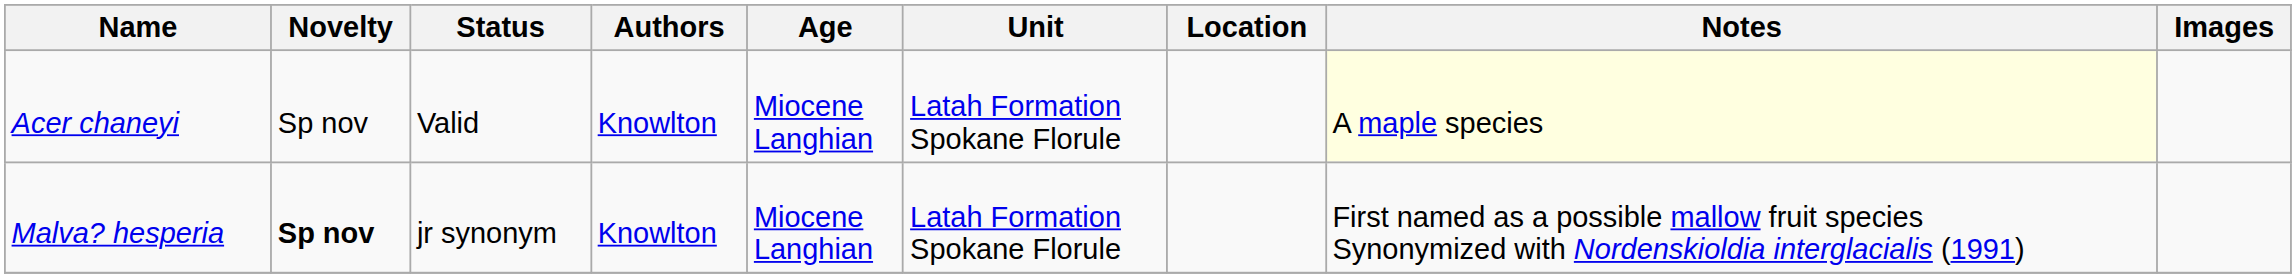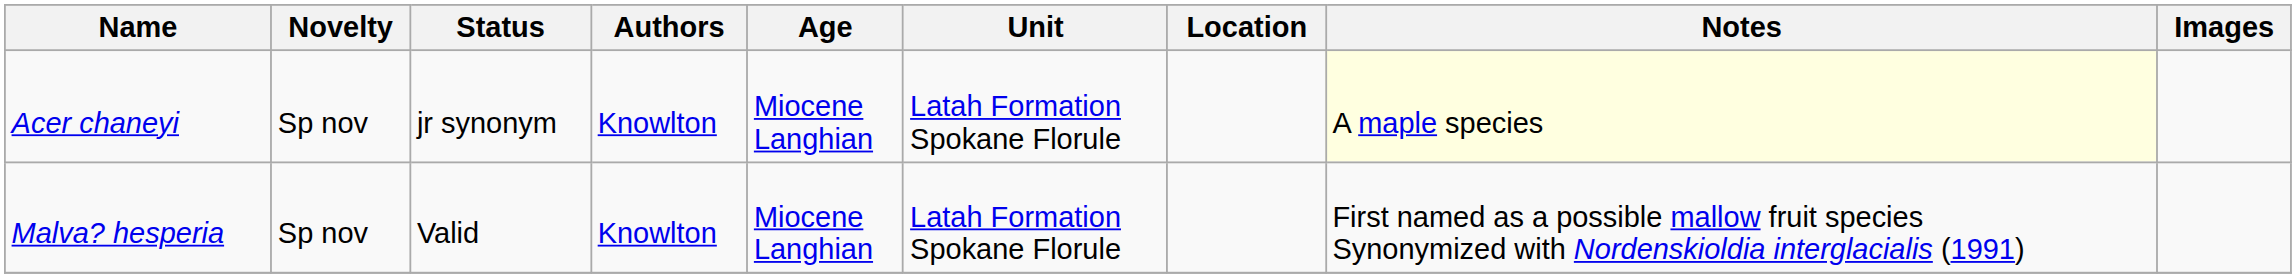(448, 122) Valid -> (487, 122) jr synonym
(326, 233) bold -> (323, 233) normal
(487, 233) jr synonym -> (448, 233) Valid
